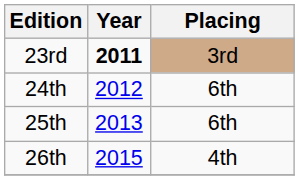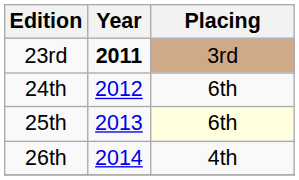(223, 123) no background -> (223, 123) lightyellow background
(119, 157) 2015 -> (119, 157) 2014
